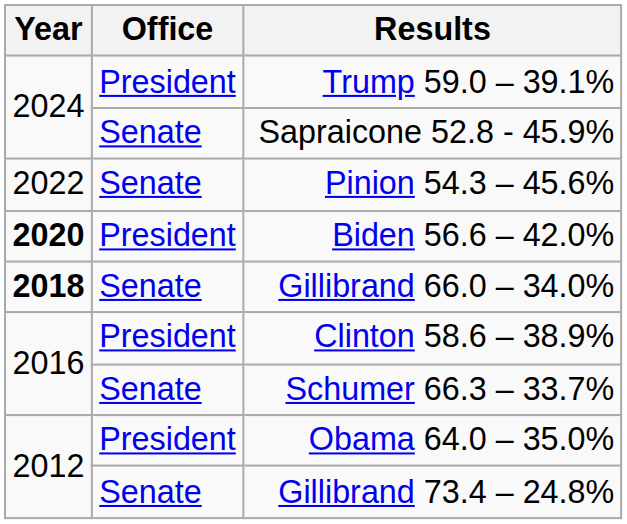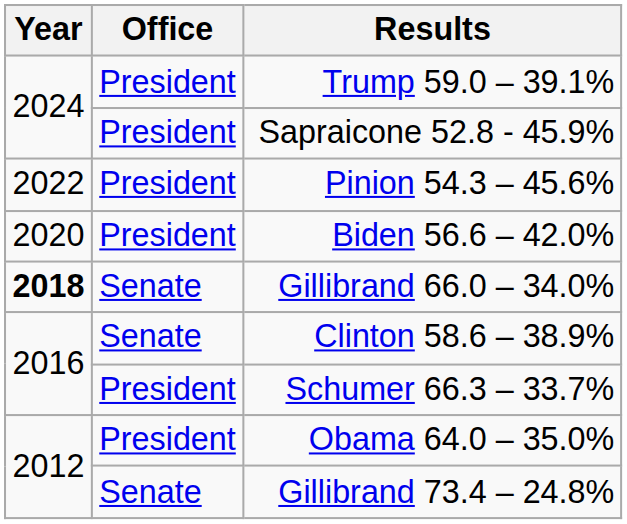(150, 132) Senate -> (168, 132) President
(150, 183) Senate -> (168, 183) President
(48, 235) bold -> (48, 235) normal
(168, 337) President -> (150, 337) Senate
(150, 388) Senate -> (168, 388) President
